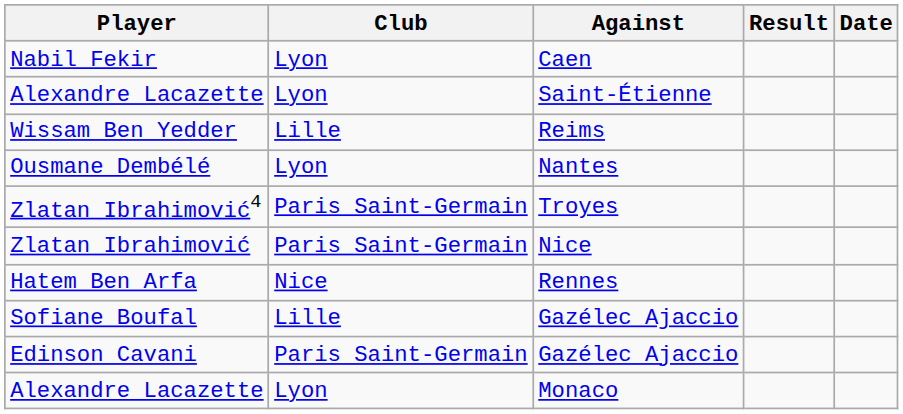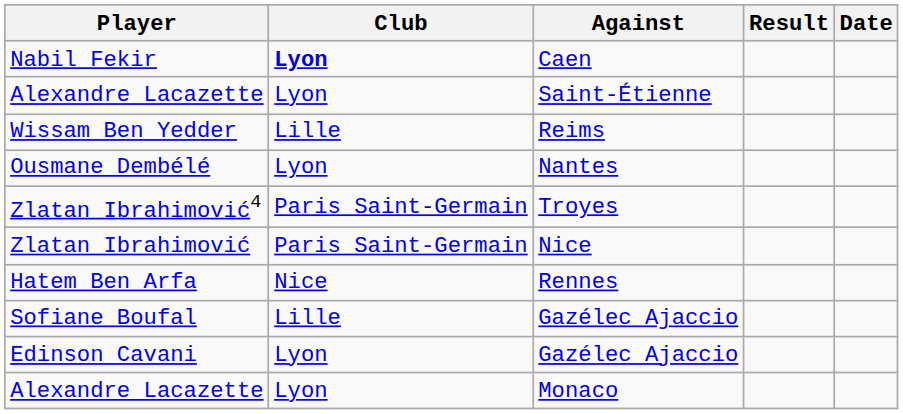(301, 59) normal -> (301, 59) bold
(401, 355) Paris Saint-Germain -> (301, 355) Lyon
